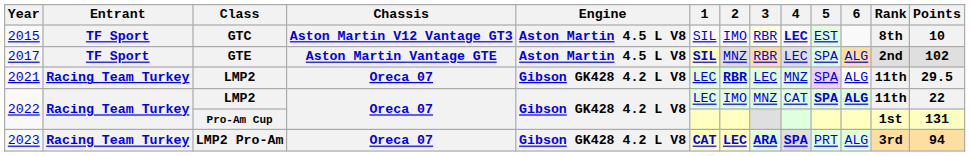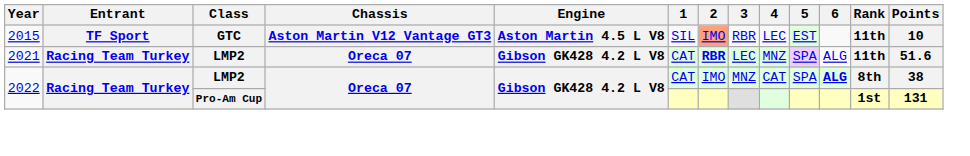(735, 36) no background -> (714, 36) lightsalmon background
(765, 36) lightyellow background -> (744, 36) no background
(796, 36) bold -> (774, 36) normal
(891, 36) 8th -> (869, 36) 11th
- row: (24, 57)
(705, 78) LEC -> (683, 57) CAT
(937, 78) 29.5 -> (916, 57) 51.6
(705, 99) LEC -> (683, 78) CAT
(826, 99) bold -> (805, 78) normal
(891, 99) 11th -> (869, 78) 8th
(937, 99) 22 -> (916, 78) 38
- row: (24, 140)
